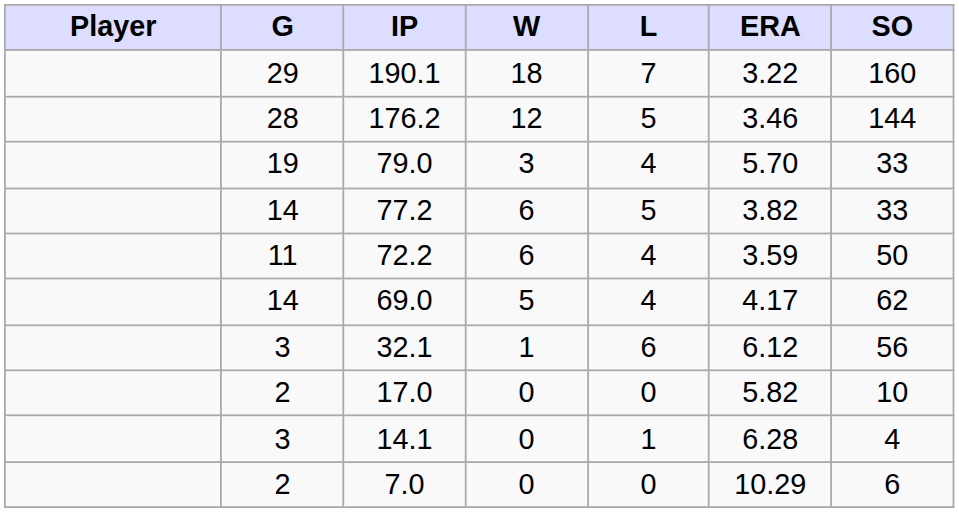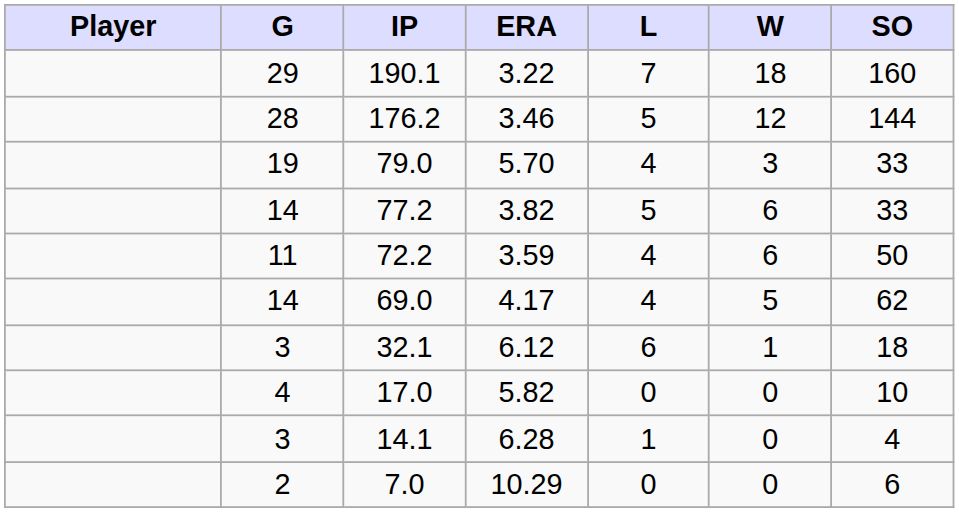columns swapped: (527, 27) <-> (770, 27)
(892, 347) 56 -> (892, 347) 18
(283, 392) 2 -> (283, 392) 4
